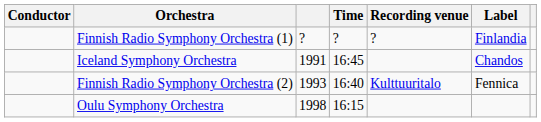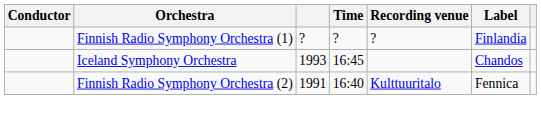(313, 61) 1991 -> (313, 61) 1993
(313, 83) 1993 -> (313, 83) 1991
- row: (150, 106)
